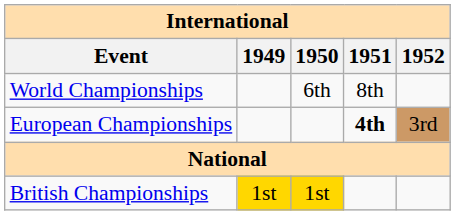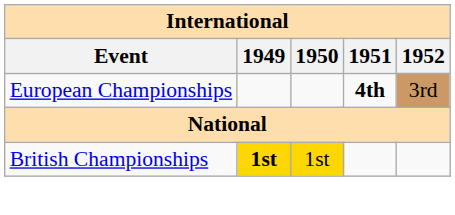- row: (106, 90)
(264, 192) normal -> (264, 158) bold
